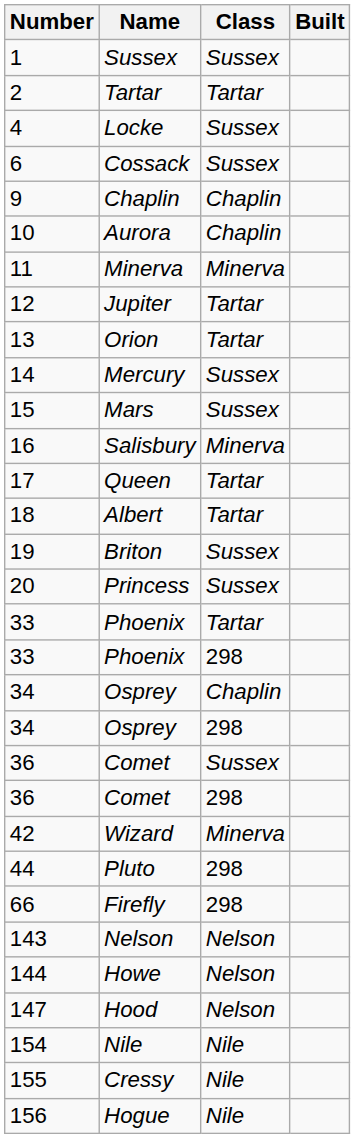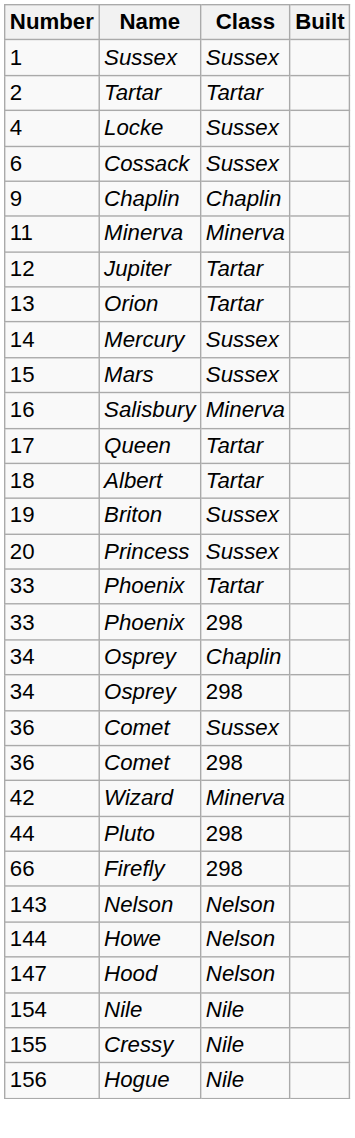- row: (137, 233)
